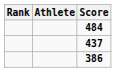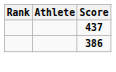- row: (94, 28)
